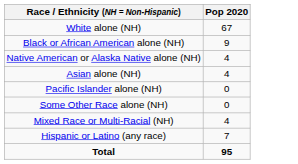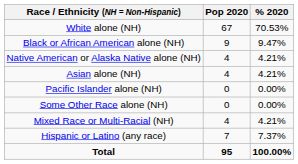+ column: (272, 12)
